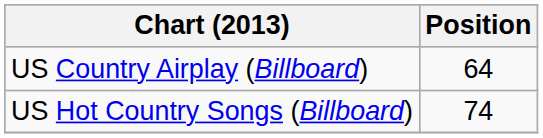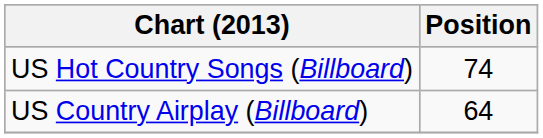rows swapped: (190, 68) <-> (212, 111)
